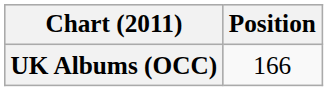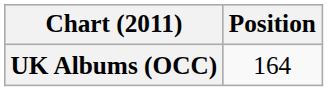(272, 64) 166 -> (272, 64) 164
